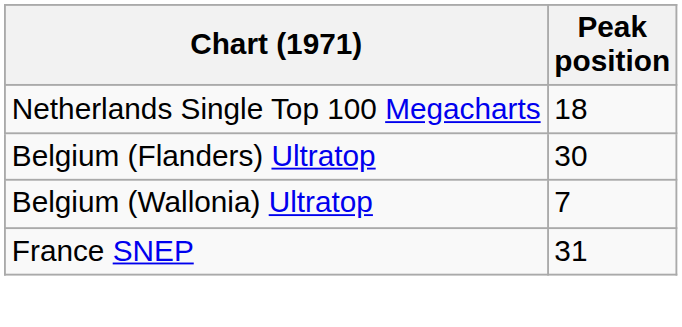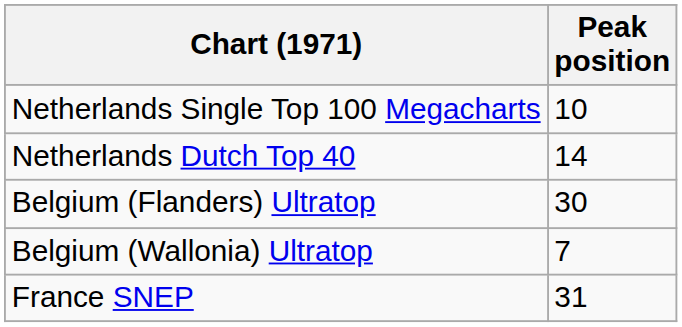(571, 108) 18 -> (571, 108) 10
+ row: (184, 155)
